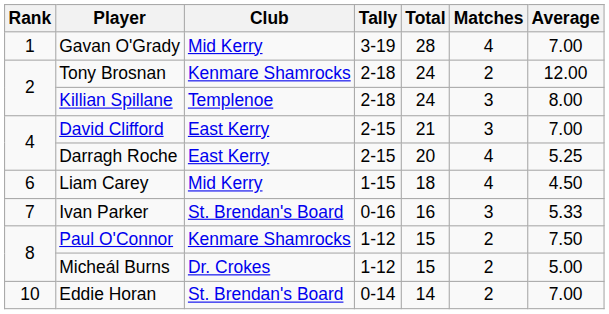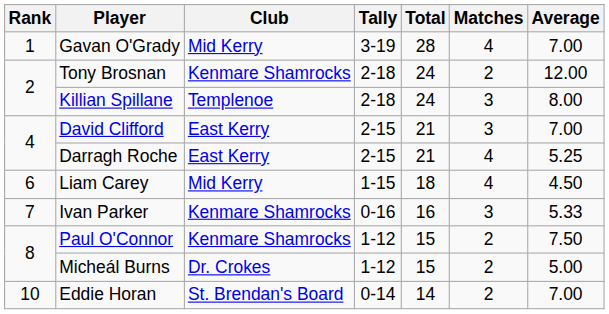(425, 156) 20 -> (425, 156) 21
(266, 211) St. Brendan's Board -> (269, 211) Kenmare Shamrocks
